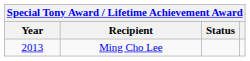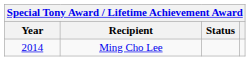(32, 47) 2013 -> (32, 47) 2014
